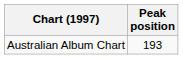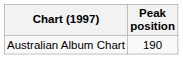(153, 44) 193 -> (153, 44) 190
